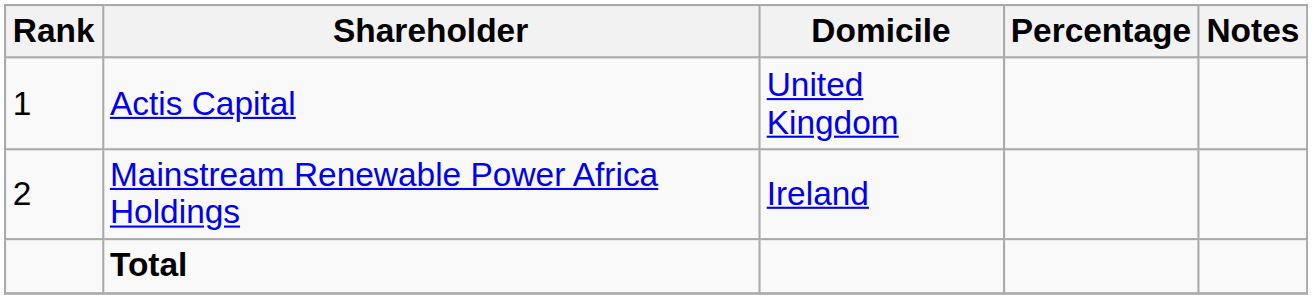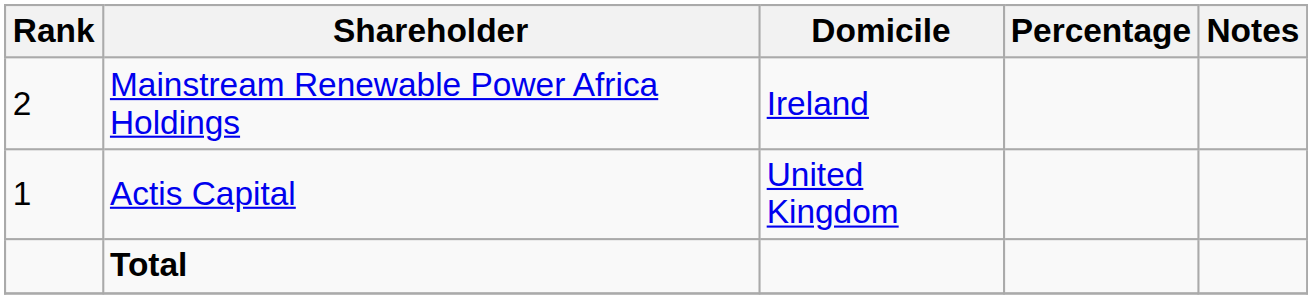rows swapped: (203, 102) <-> (384, 193)
